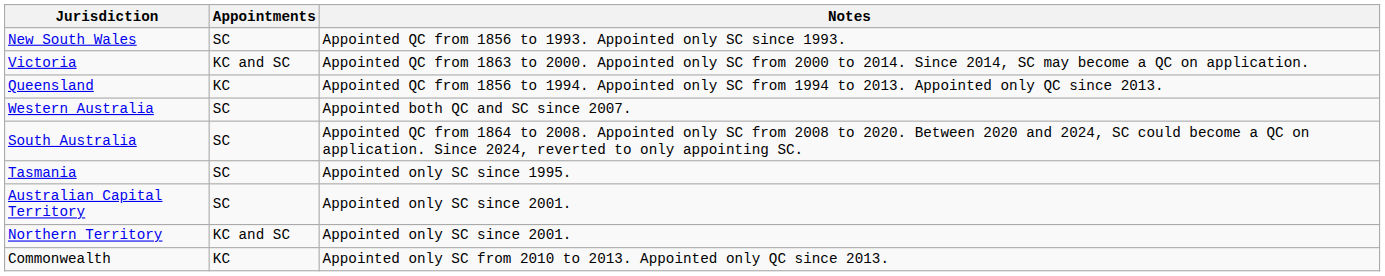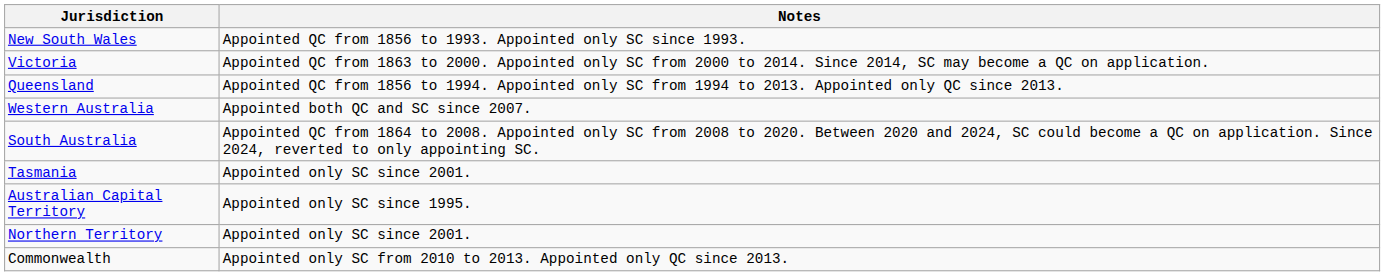- column: (264, 16)
(447, 173) Appointed only SC since 1995. -> (347, 173) Appointed only SC since 2001.
(447, 204) Appointed only SC since 2001. -> (347, 204) Appointed only SC since 1995.
